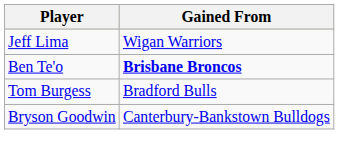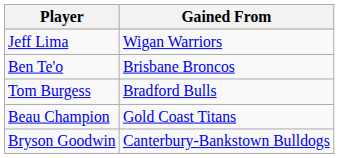(182, 66) bold -> (179, 66) normal
+ row: (59, 116)
